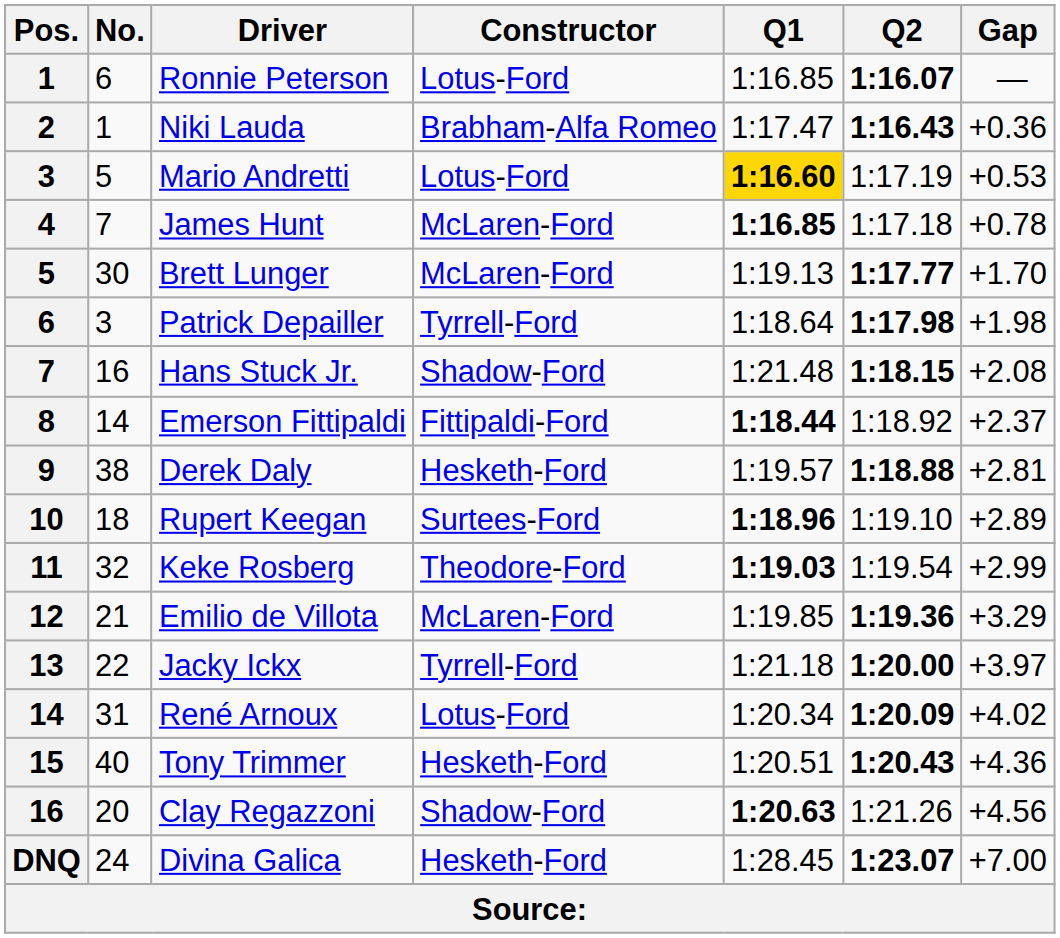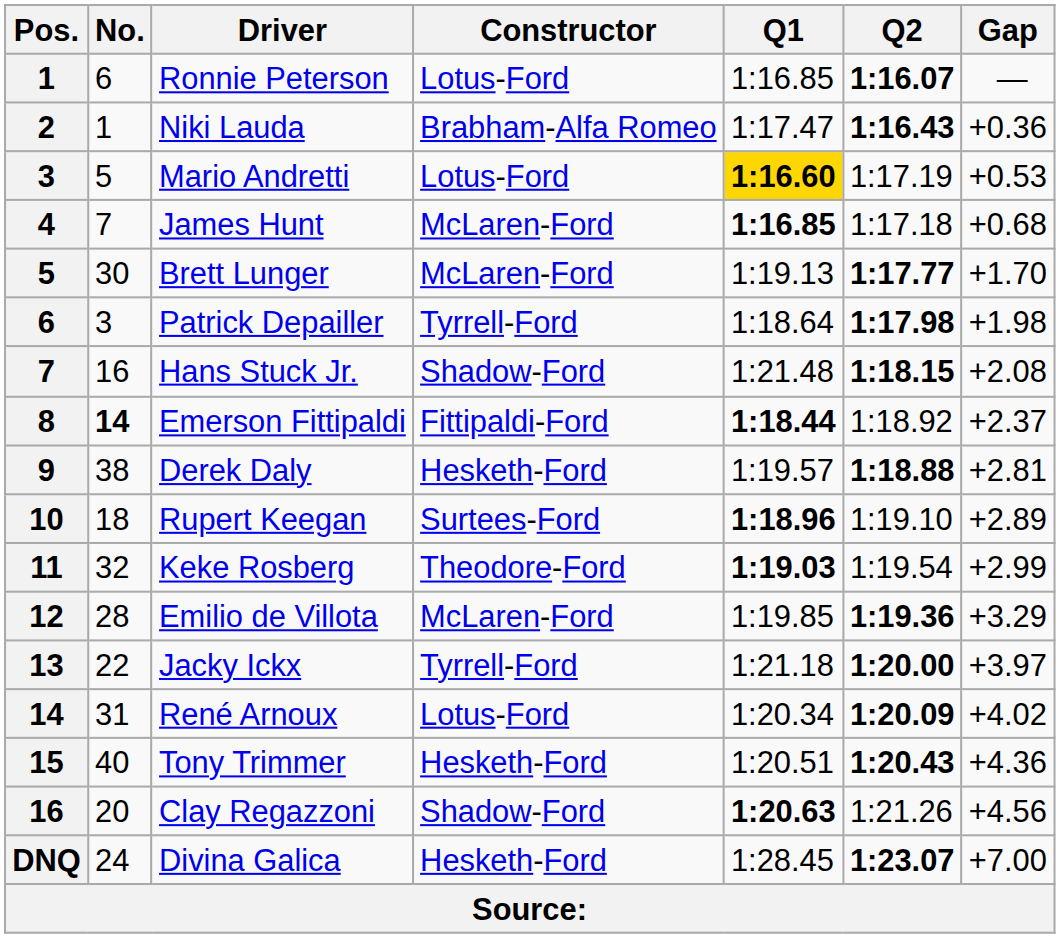(1008, 225) +0.78 -> (1008, 225) +0.68
(112, 420) normal -> (112, 420) bold
(112, 616) 21 -> (112, 616) 28
